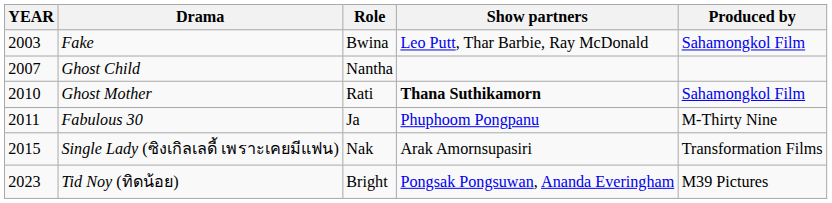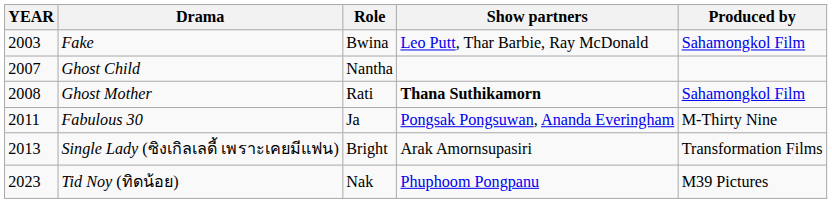(24, 94) 2010 -> (24, 94) 2008
(470, 119) Phuphoom Pongpanu -> (537, 119) Pongsak Pongsuwan, Ananda Everingham
(24, 148) 2015 -> (24, 148) 2013
(360, 148) Nak -> (367, 148) Bright
(367, 181) Bright -> (360, 181) Nak
(537, 181) Pongsak Pongsuwan, Ananda Everingham -> (470, 181) Phuphoom Pongpanu
